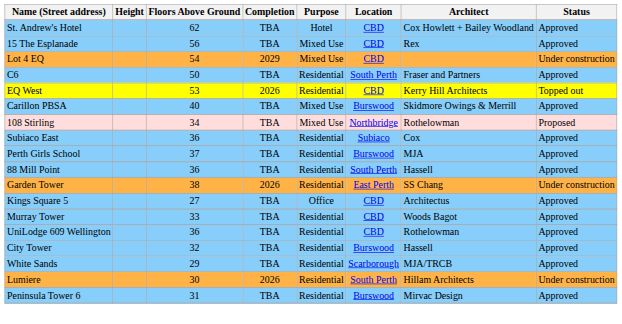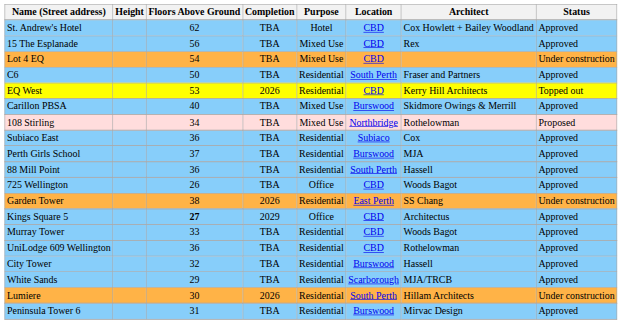(270, 59) 2029 -> (270, 59) TBA
+ row: (37, 185)
(194, 201) normal -> (194, 216) bold
(270, 201) TBA -> (270, 216) 2029
